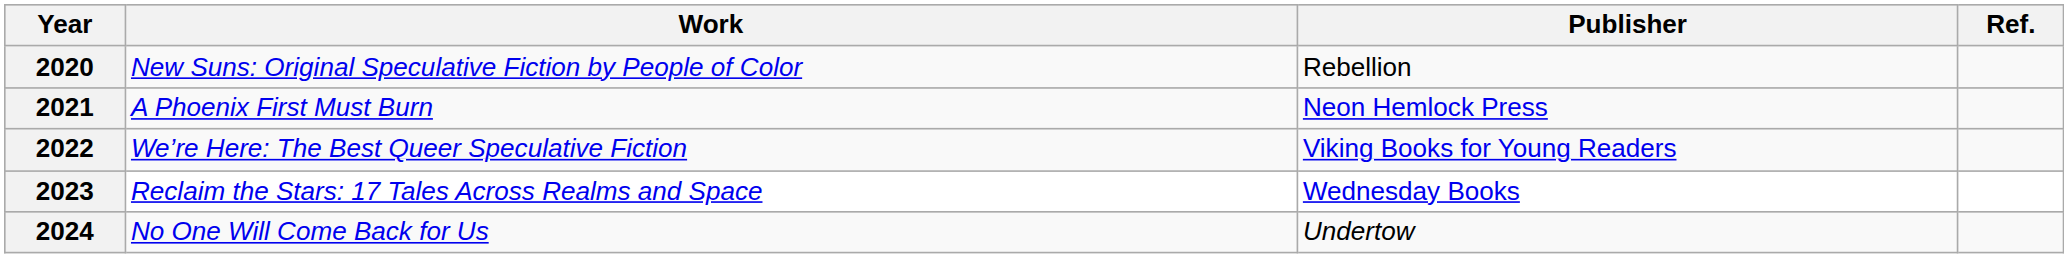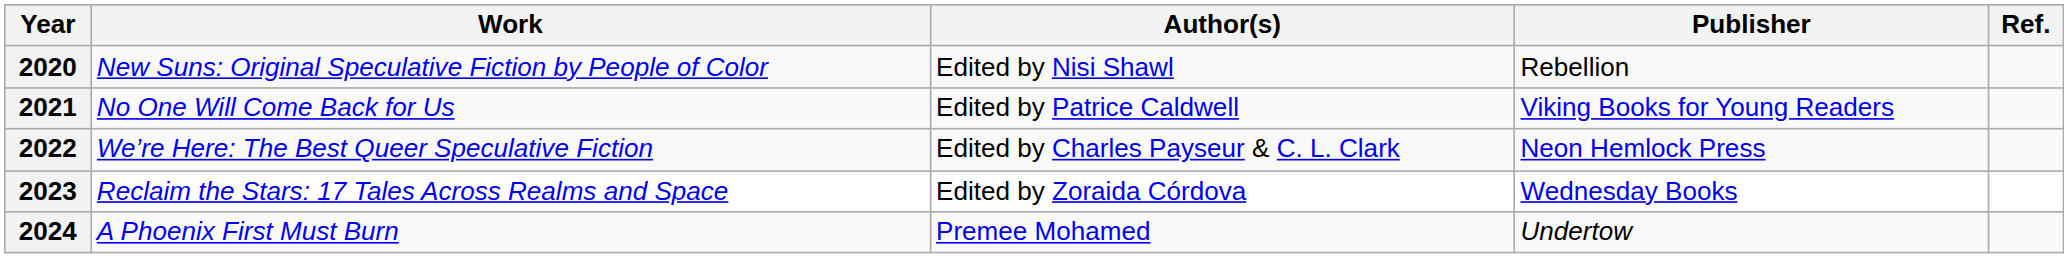+ column: (1222, 25)
(282, 107) A Phoenix First Must Burn -> (276, 107) No One Will Come Back for Us
(1425, 107) Neon Hemlock Press -> (1707, 107) Viking Books for Young Readers
(1490, 149) Viking Books for Young Readers -> (1643, 149) Neon Hemlock Press
(310, 231) No One Will Come Back for Us -> (248, 231) A Phoenix First Must Burn
